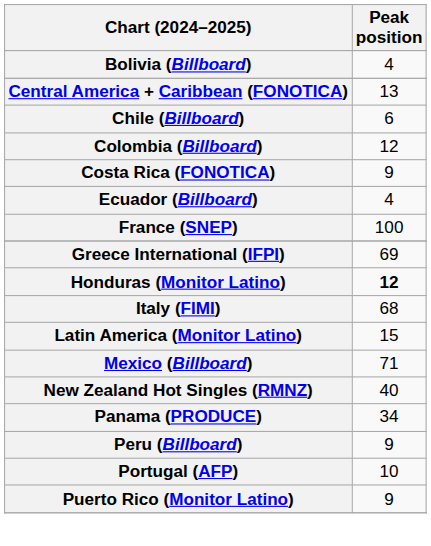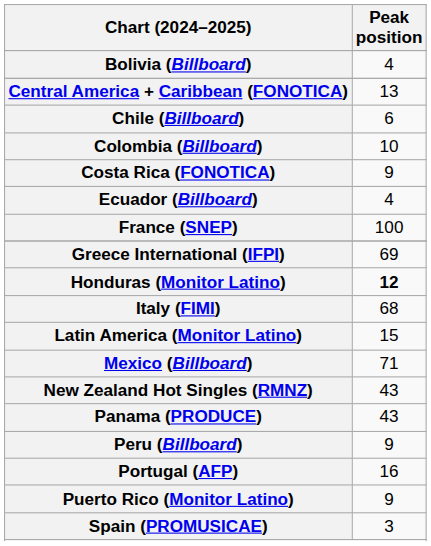(389, 145) 12 -> (389, 145) 10
(389, 390) 40 -> (389, 390) 43
(389, 417) 34 -> (389, 417) 43
(389, 471) 10 -> (389, 471) 16
+ row: (178, 526)
